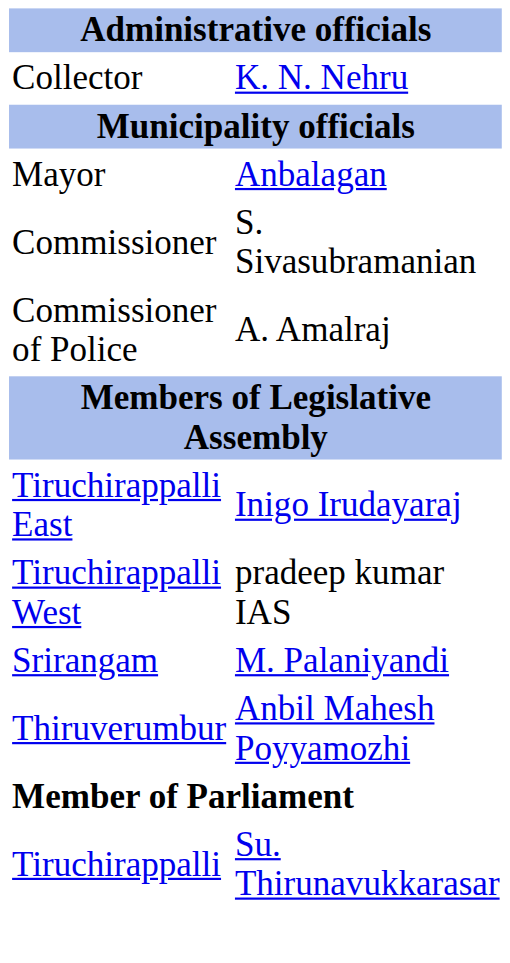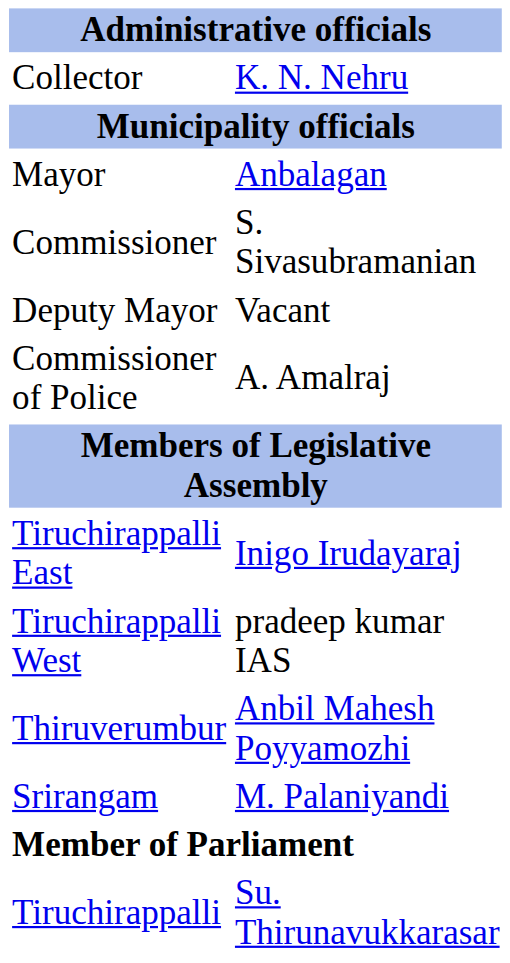+ row: (115, 310)
rows swapped: (85, 660) <-> (119, 728)
